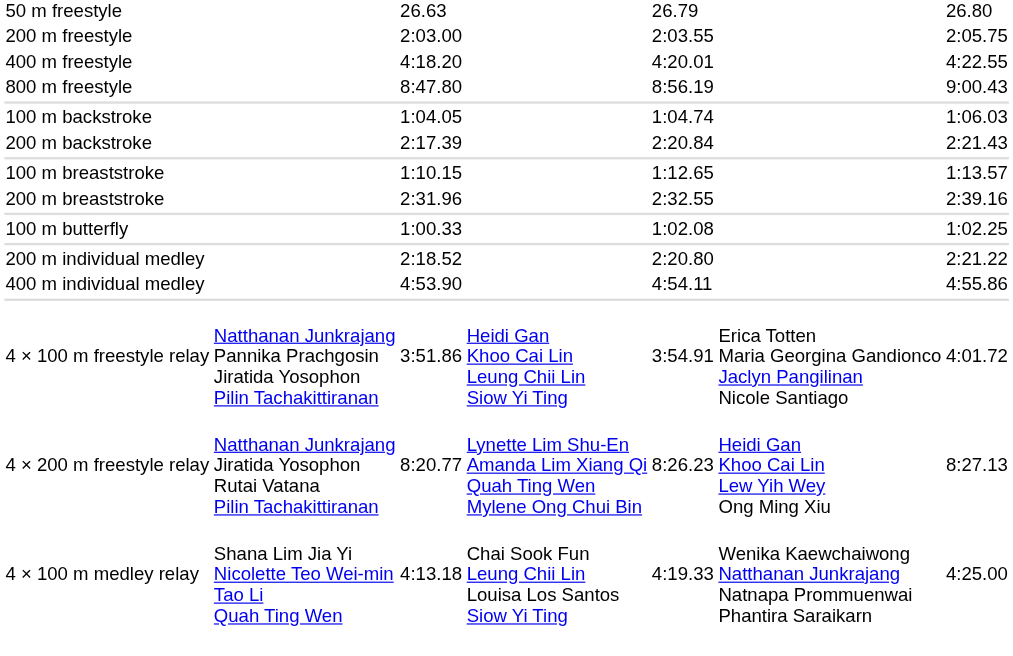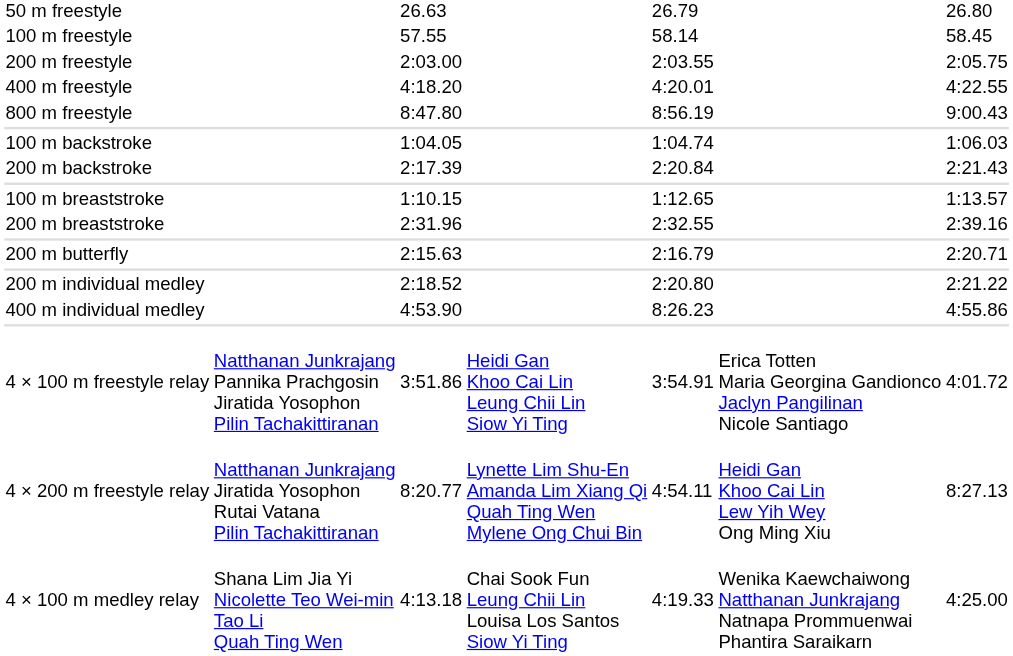+ row: (69, 36)
- row: (67, 228)
+ row: (67, 254)
(682, 284) 4:54.11 -> (683, 310) 8:26.23
(683, 465) 8:26.23 -> (682, 491) 4:54.11
